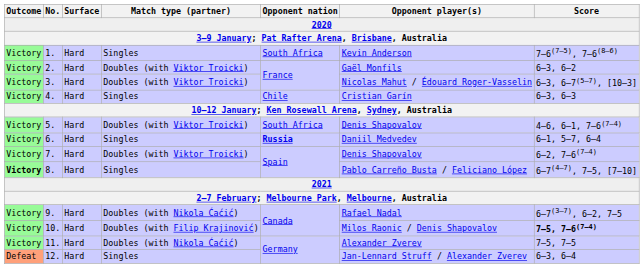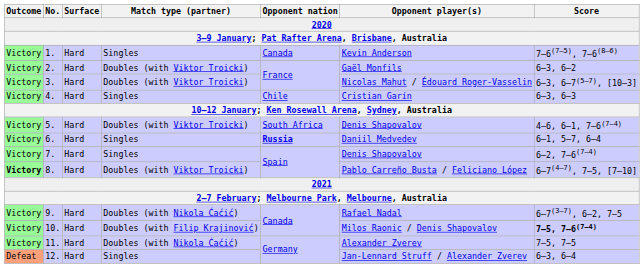(293, 53) South Africa -> (278, 53) Canada
(176, 154) Doubles (with Viktor Troicki) -> (121, 154) Singles
(121, 170) Singles -> (176, 170) Doubles (with Viktor Troicki)
